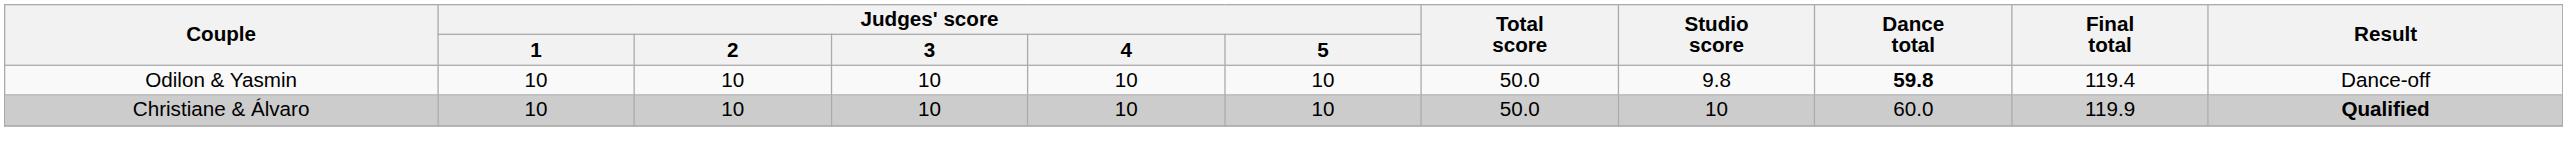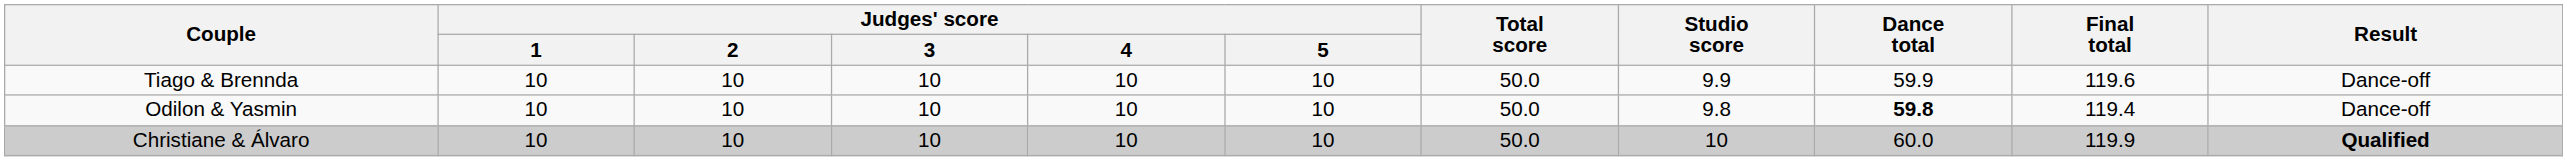+ row: (221, 79)
